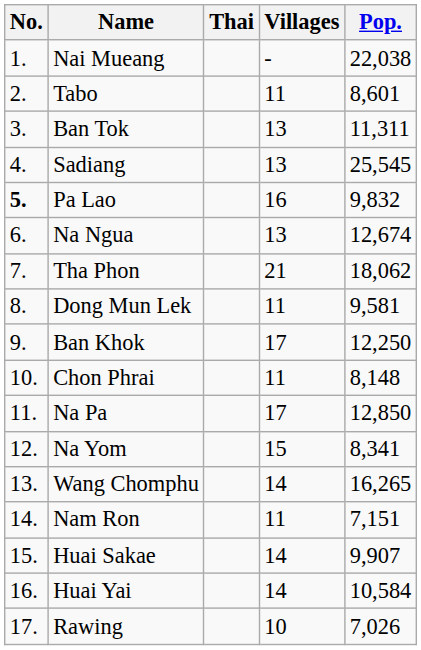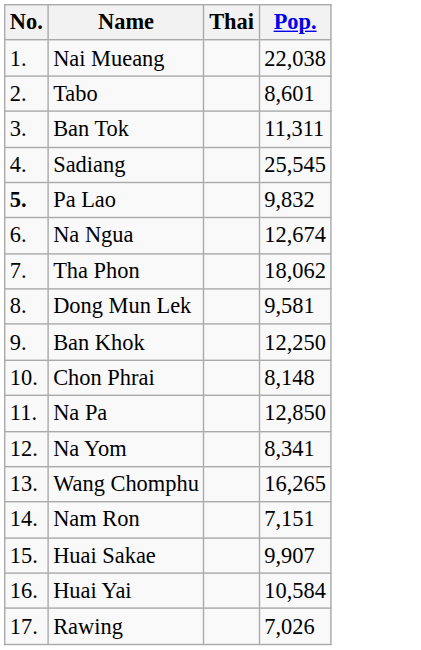- column: (302, 22)
